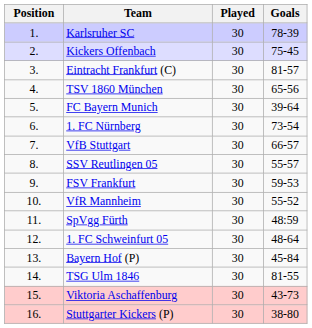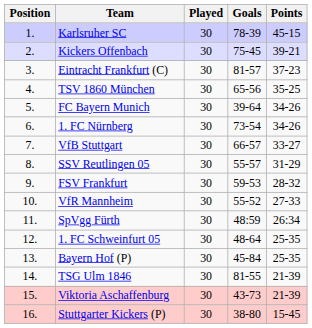+ column: (287, 13)
